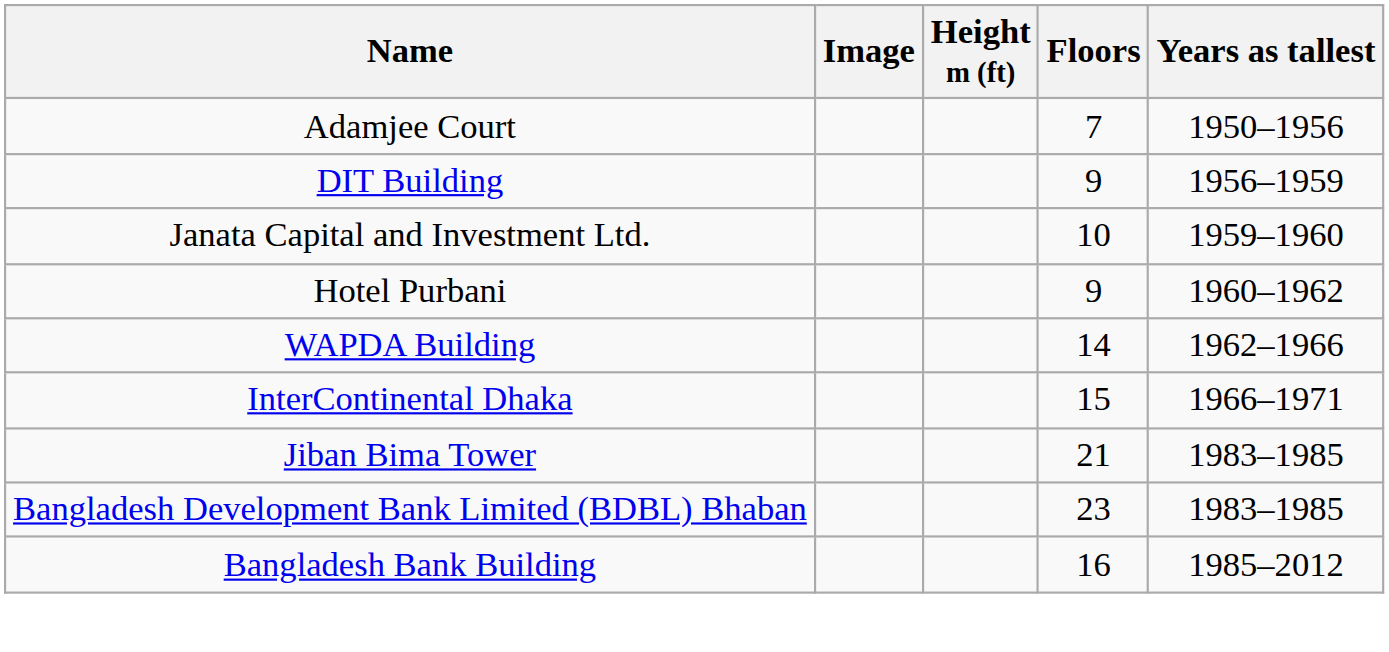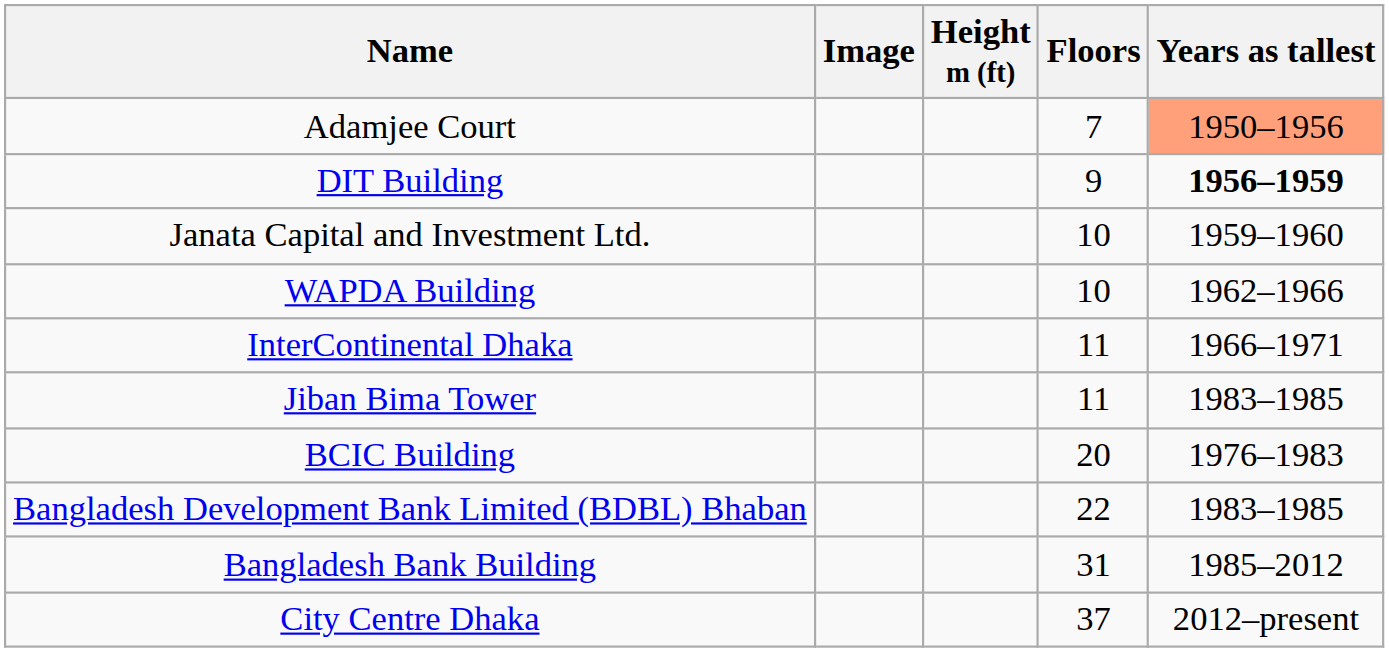(1266, 125) no background -> (1266, 125) lightsalmon background
(1266, 180) normal -> (1266, 180) bold
- row: (410, 290)
(1094, 344) 14 -> (1094, 290) 10
(1094, 399) 15 -> (1094, 344) 11
(1094, 454) 21 -> (1094, 399) 11
+ row: (410, 454)
(1094, 509) 23 -> (1094, 509) 22
(1094, 564) 16 -> (1094, 564) 31
+ row: (410, 618)
